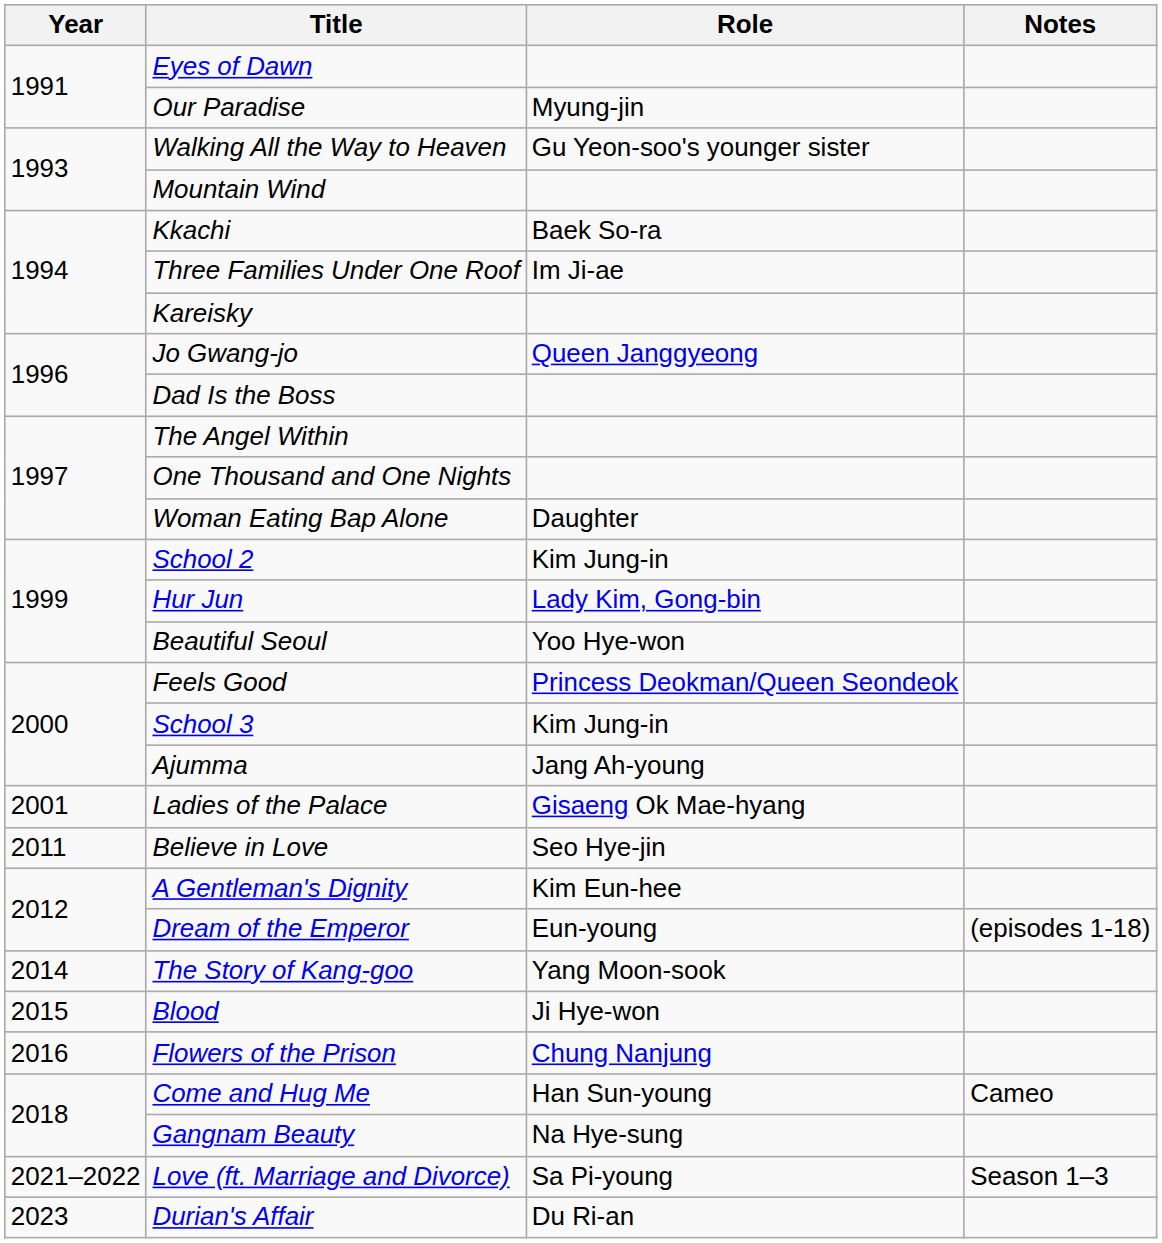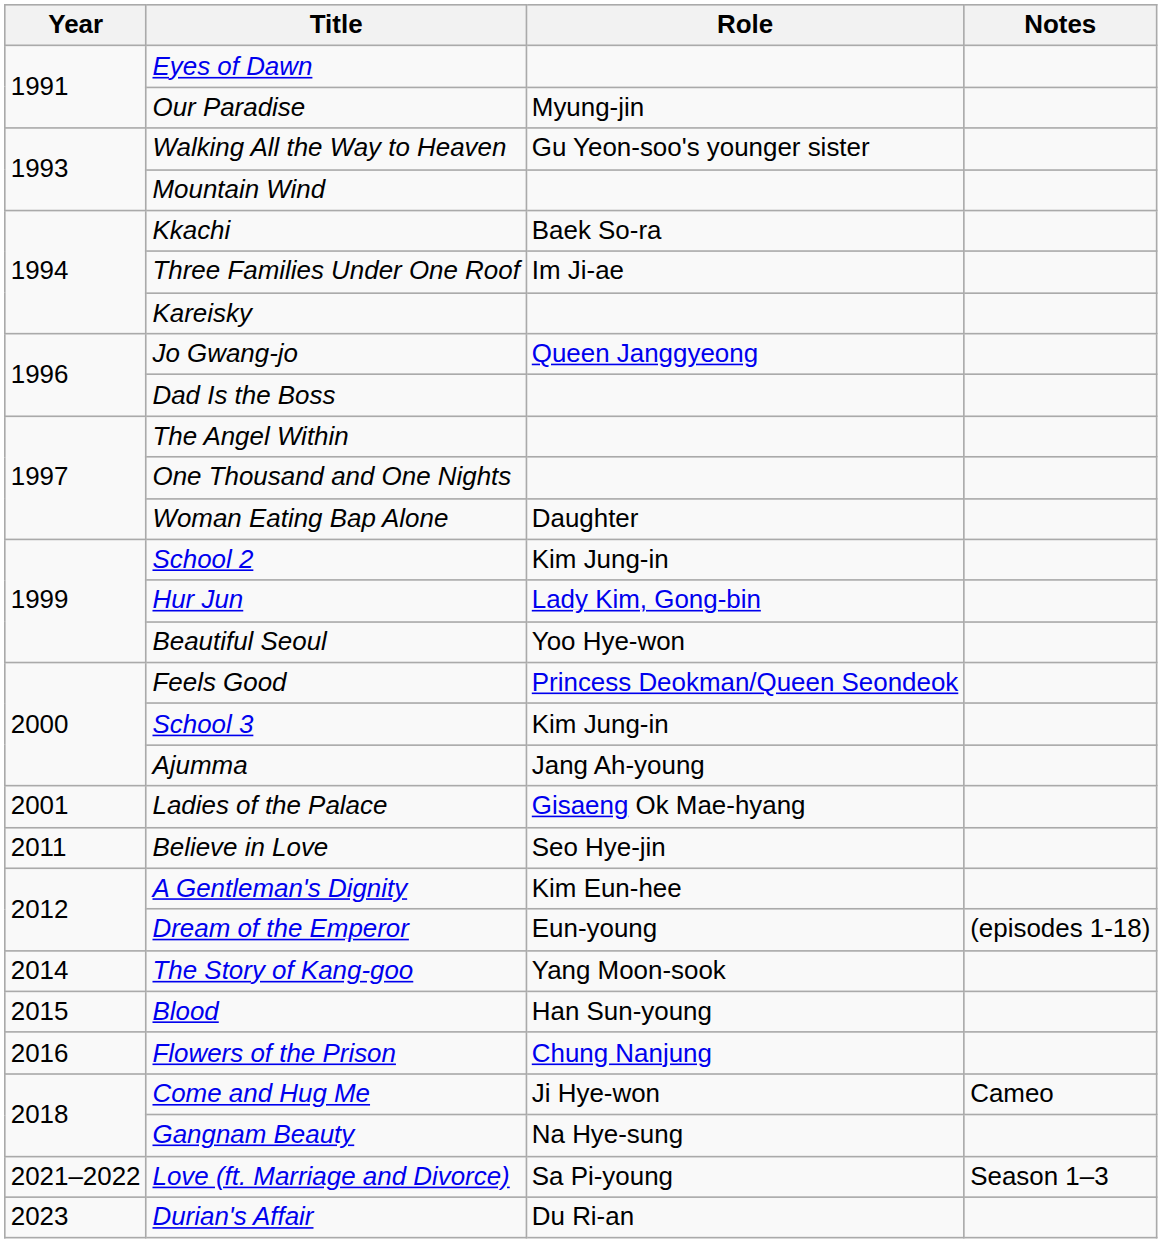(596, 1011) Ji Hye-won -> (622, 1011) Han Sun-young
(622, 1093) Han Sun-young -> (596, 1093) Ji Hye-won
